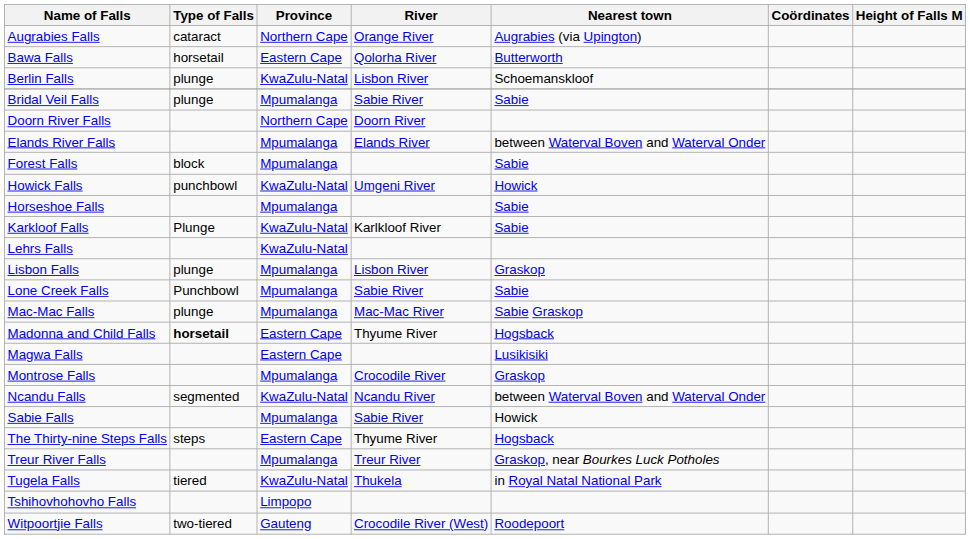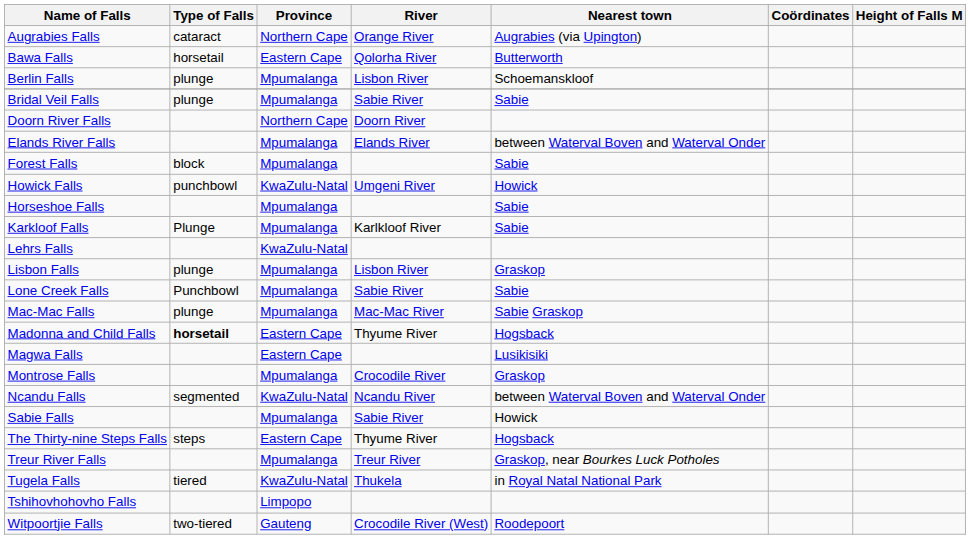(304, 79) KwaZulu-Natal -> (299, 79) Mpumalanga
(304, 227) KwaZulu-Natal -> (299, 227) Mpumalanga
